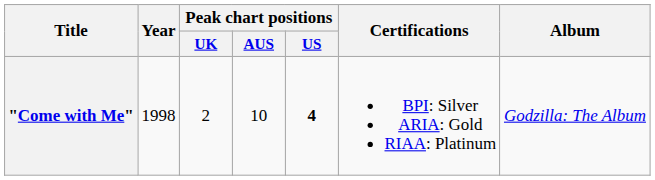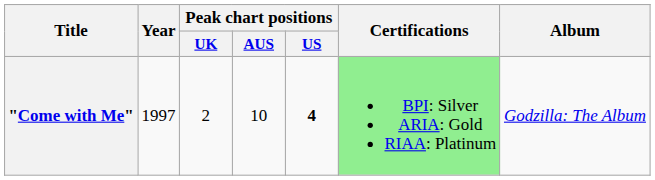(159, 115) 1998 -> (159, 115) 1997
(419, 125) no background -> (419, 125) lightgreen background
